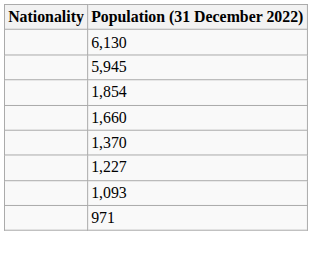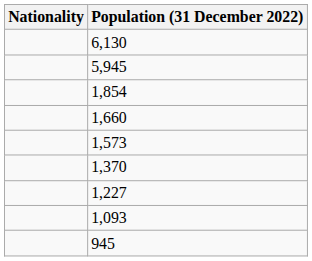+ row: (109, 142)
- row: (103, 218)
+ row: (103, 243)
